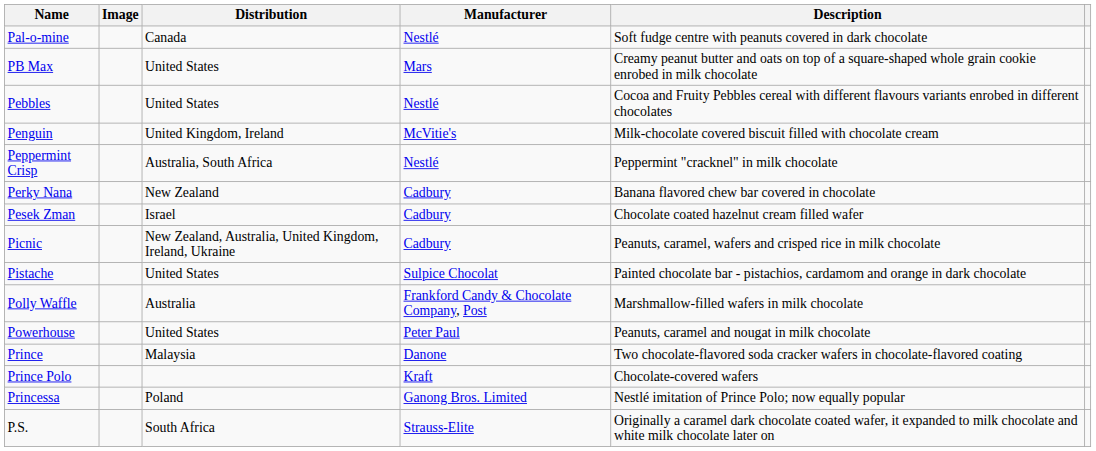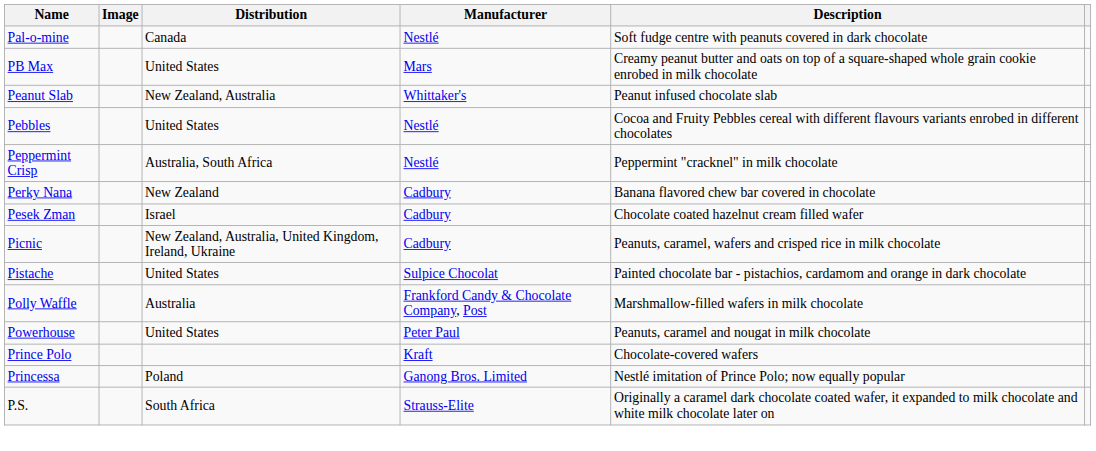+ row: (40, 96)
- row: (30, 133)
- row: (25, 354)
